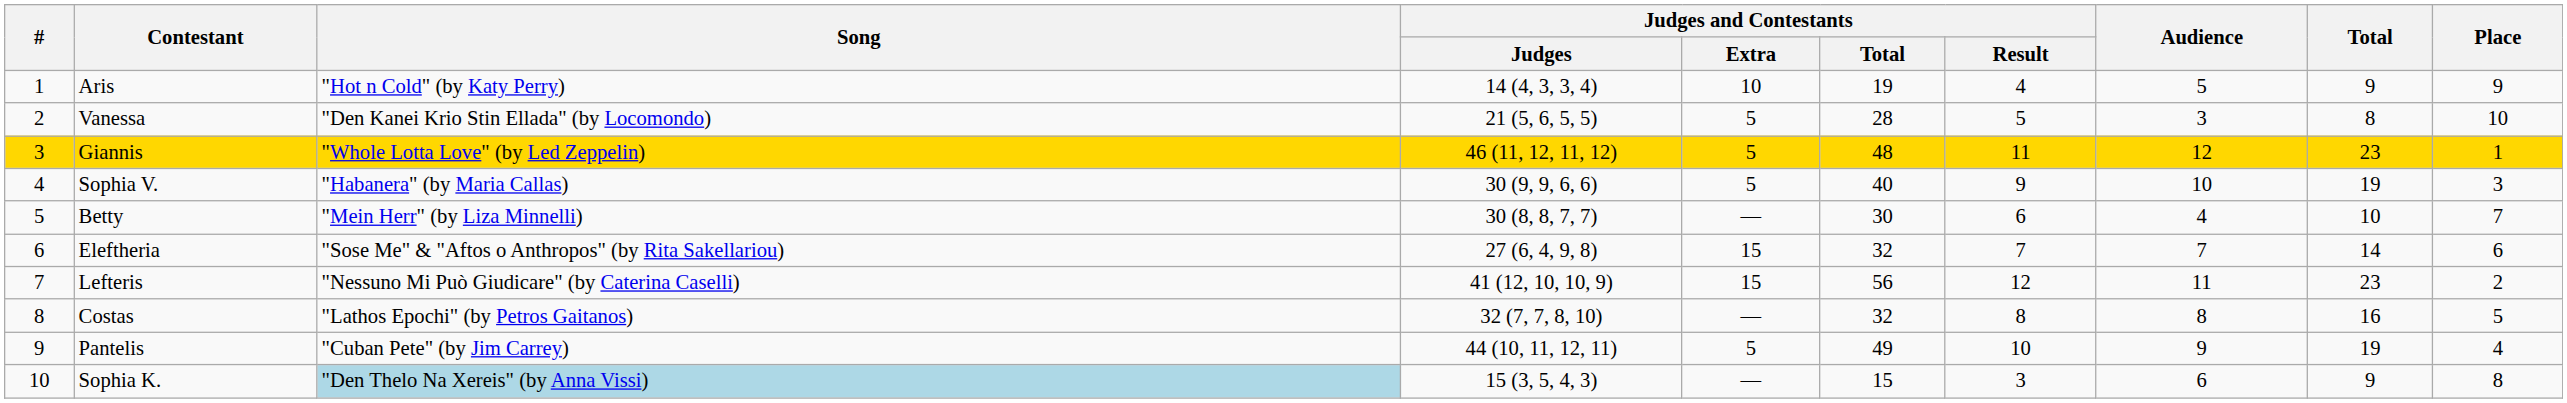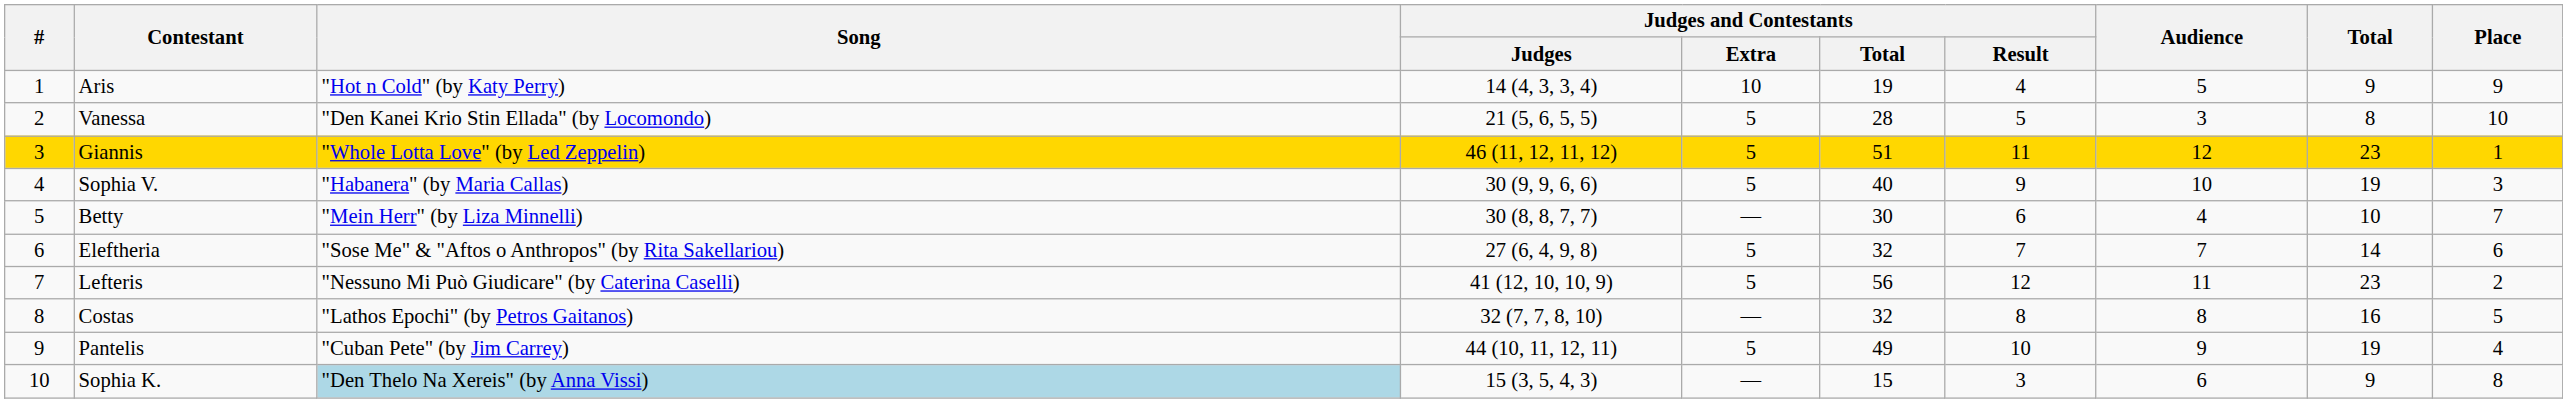(1882, 151) 48 -> (1882, 151) 51
(1751, 250) 15 -> (1751, 250) 5
(1751, 282) 15 -> (1751, 282) 5
